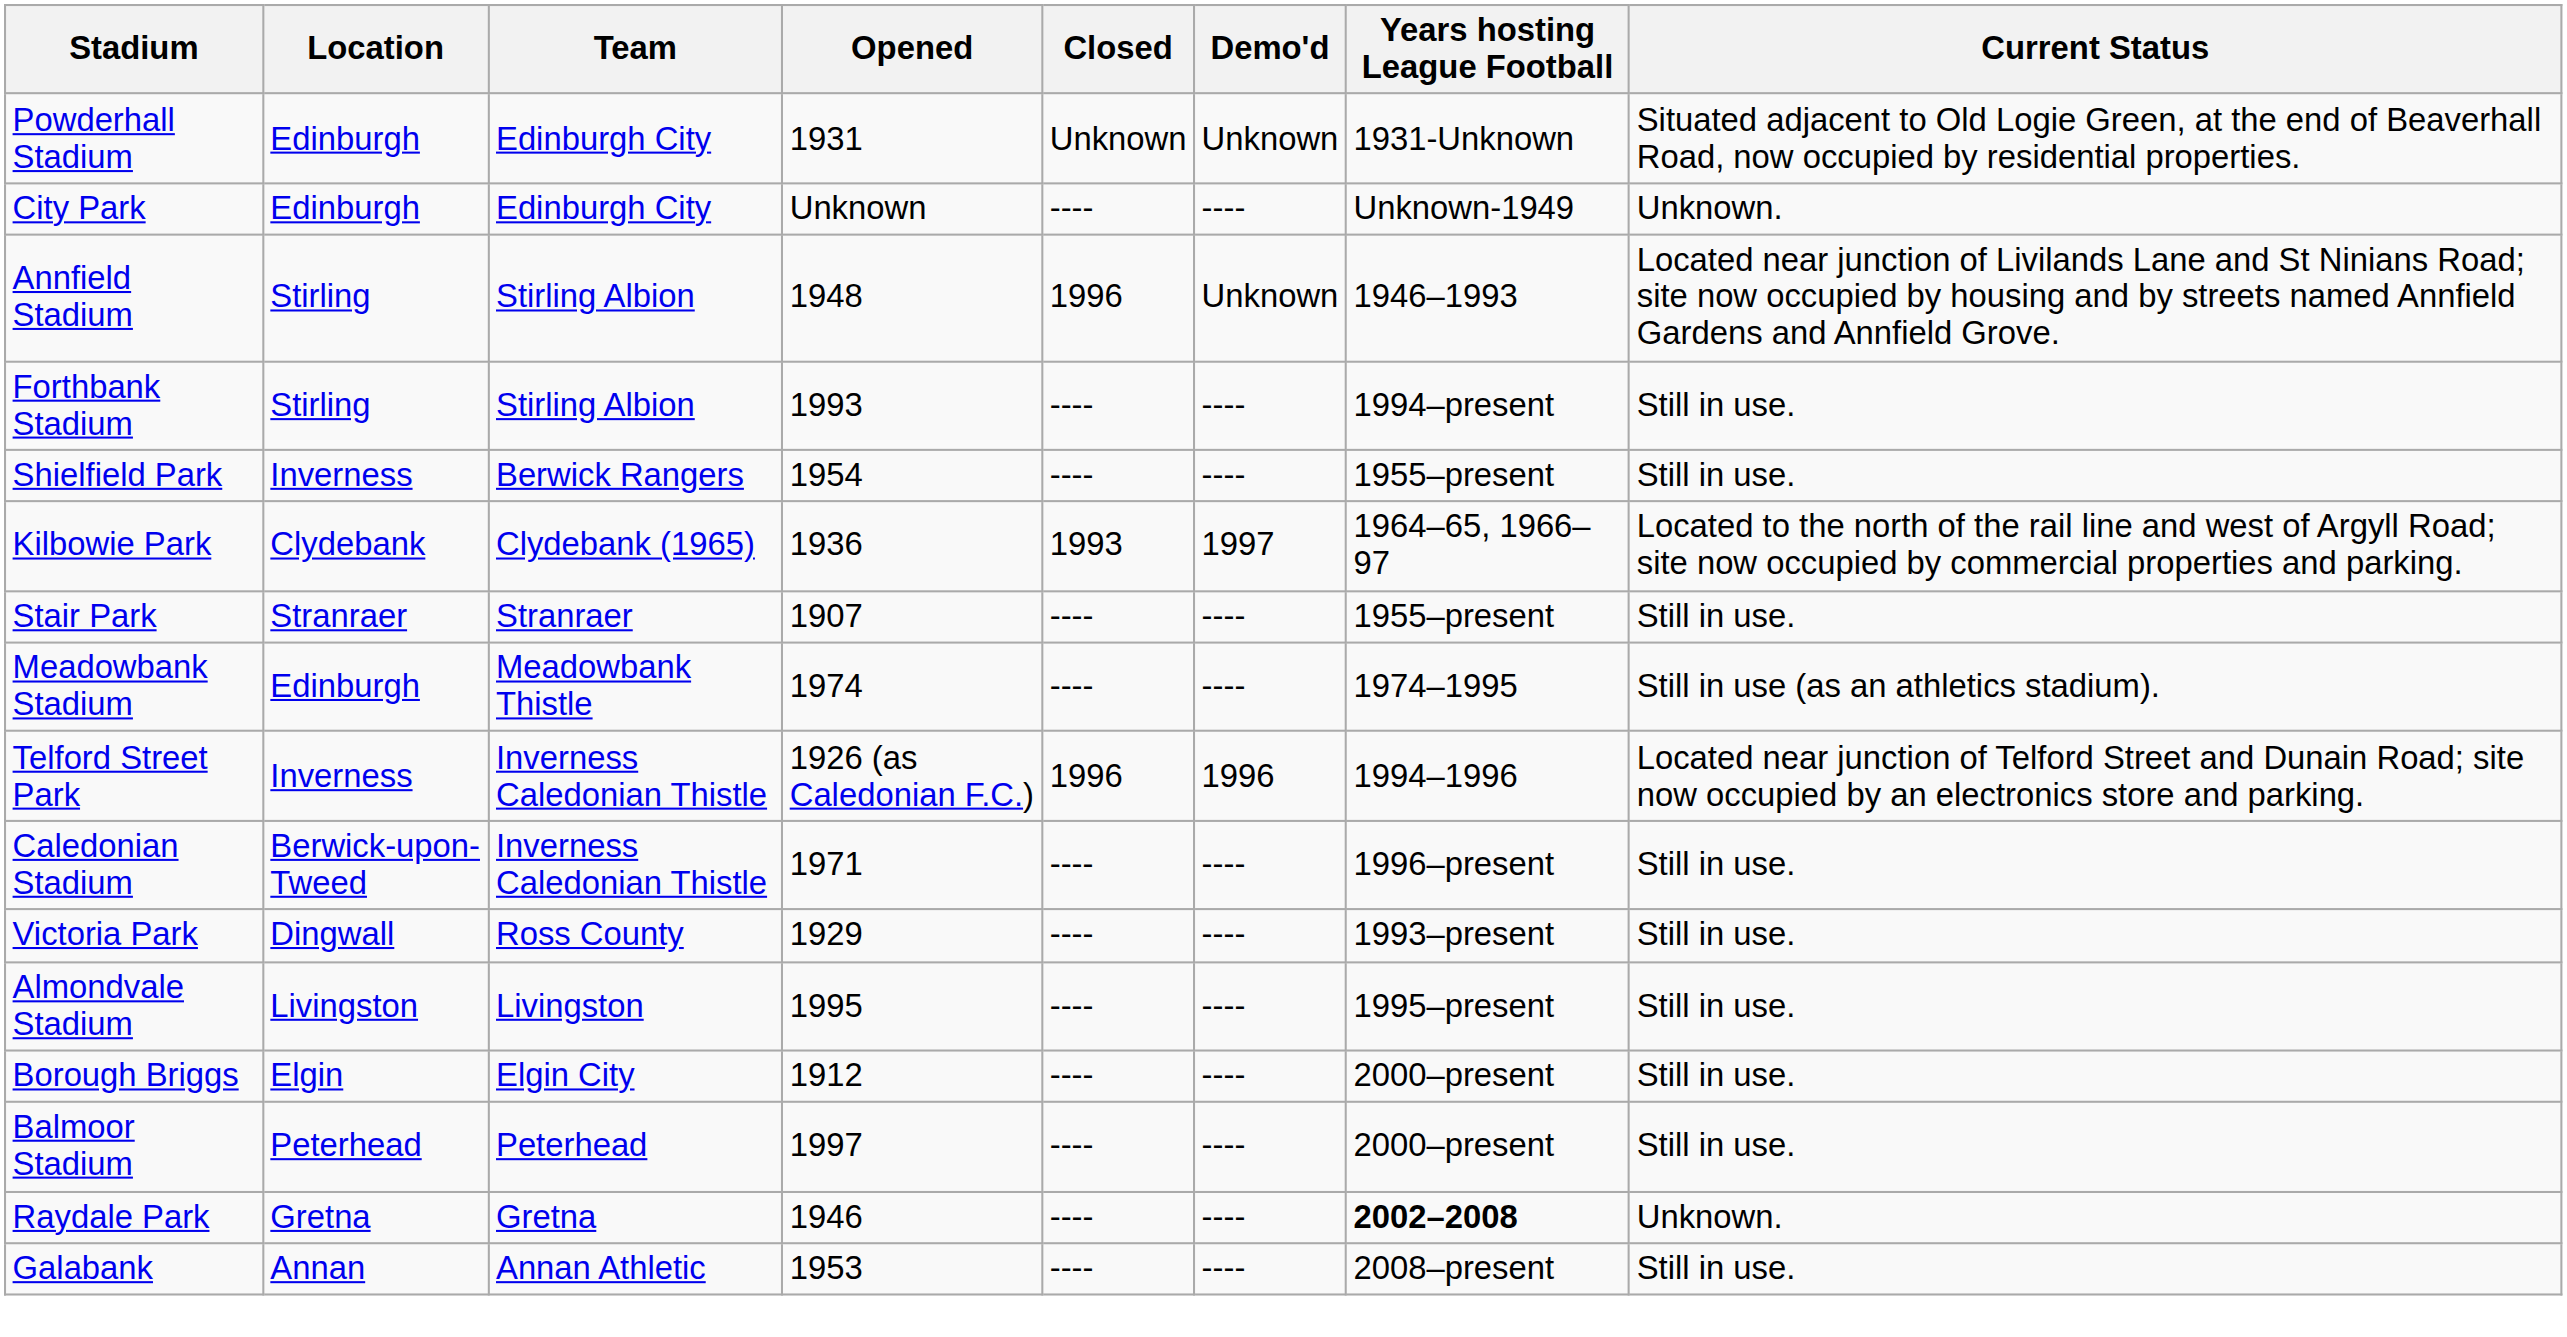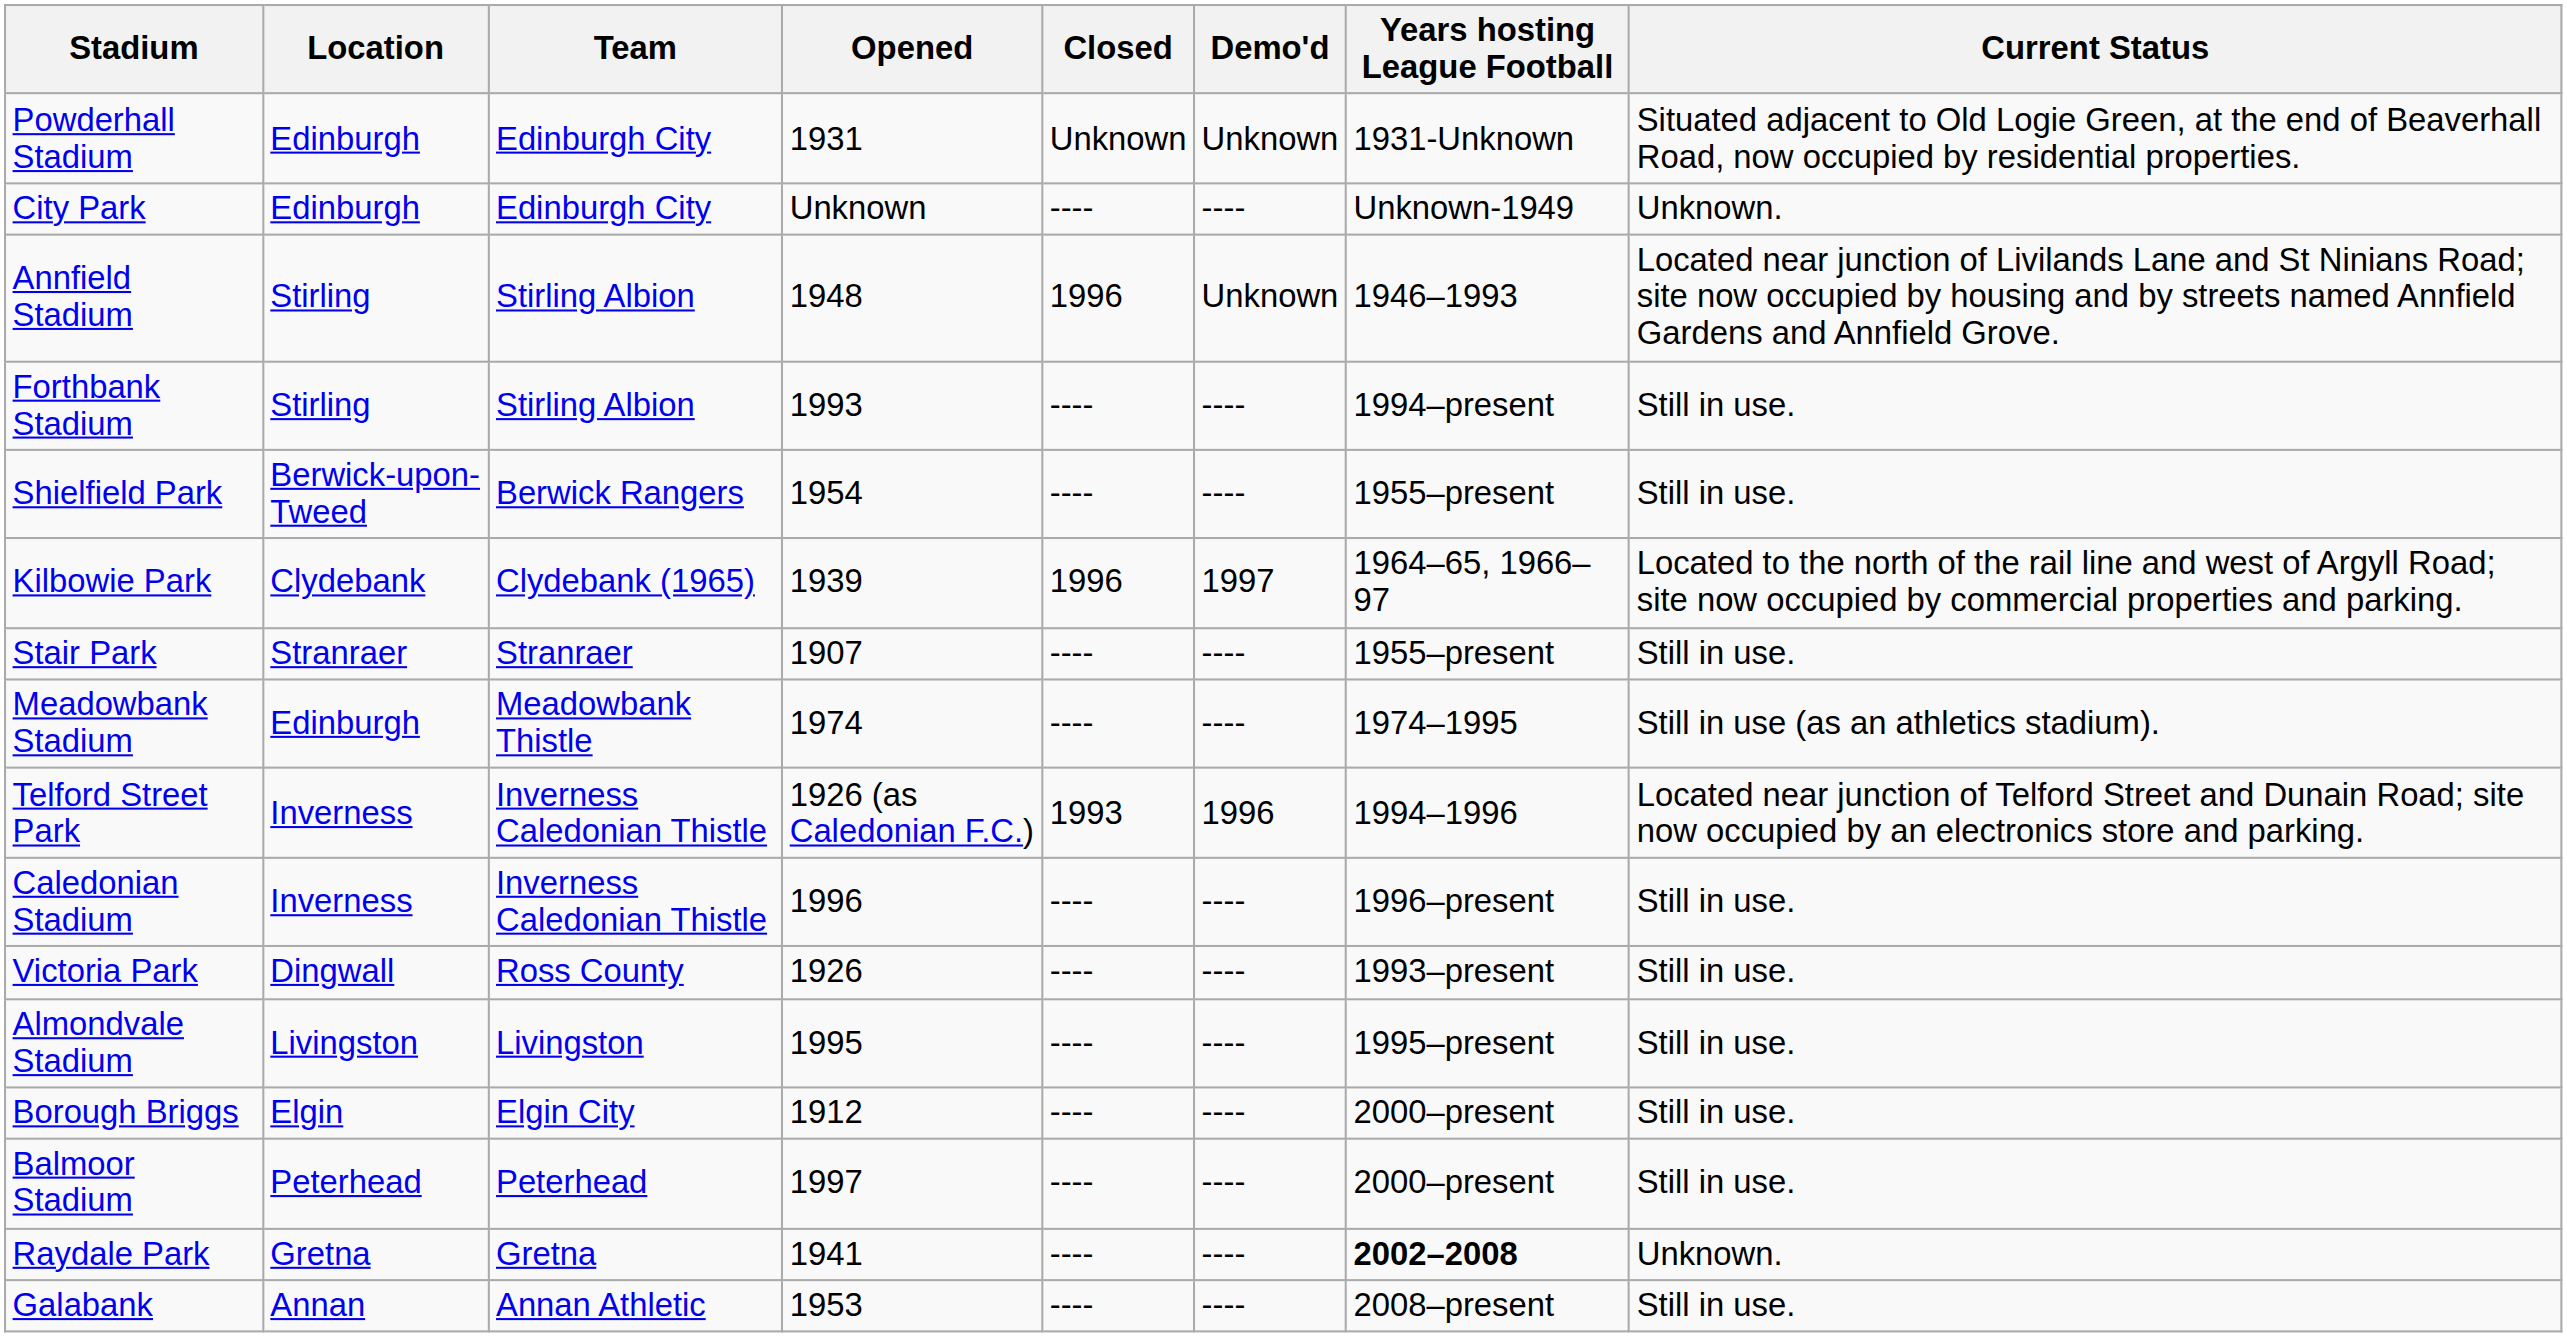(341, 475) Inverness -> (375, 493) Berwick-upon-Tweed
(826, 545) 1936 -> (826, 582) 1939
(1086, 545) 1993 -> (1086, 582) 1996
(1086, 775) 1996 -> (1086, 812) 1993
(375, 864) Berwick-upon-Tweed -> (341, 901) Inverness
(826, 864) 1971 -> (826, 901) 1996
(826, 934) 1929 -> (826, 971) 1926
(826, 1216) 1946 -> (826, 1253) 1941
